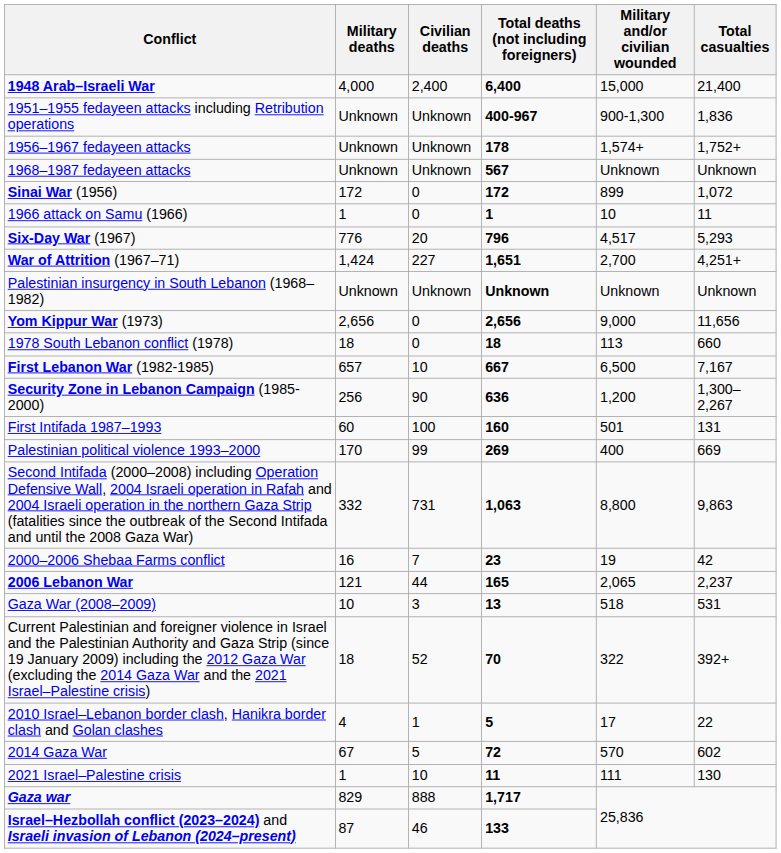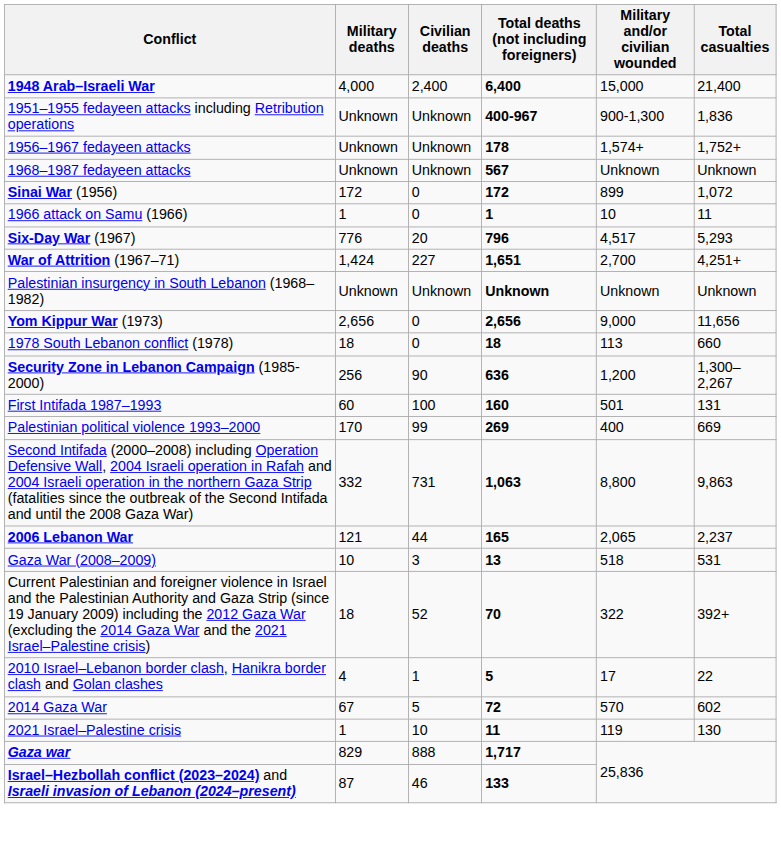- row: (111, 366)
- row: (116, 559)
(611, 775) 111 -> (611, 730) 119
